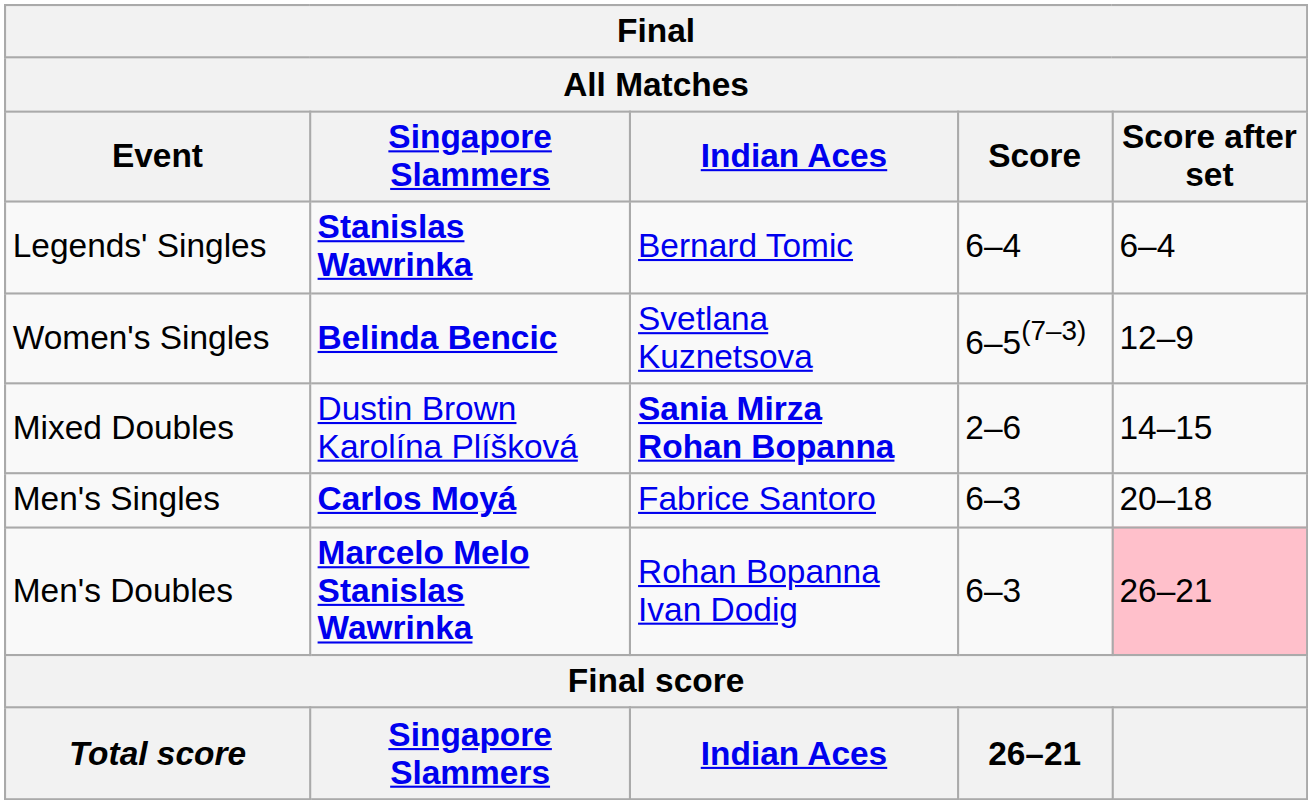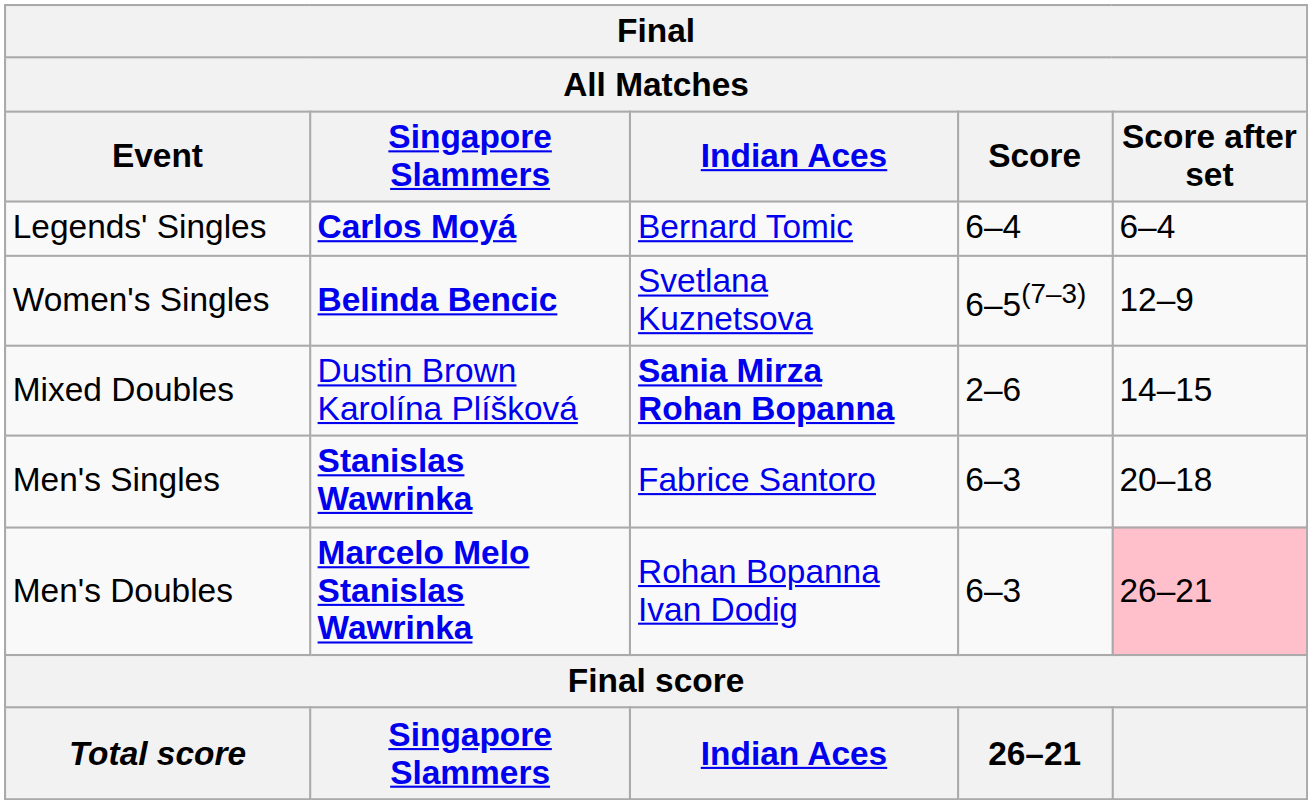(395, 246) Stanislas Wawrinka -> (417, 227) Carlos Moyá
(417, 499) Carlos Moyá -> (395, 480) Stanislas Wawrinka
